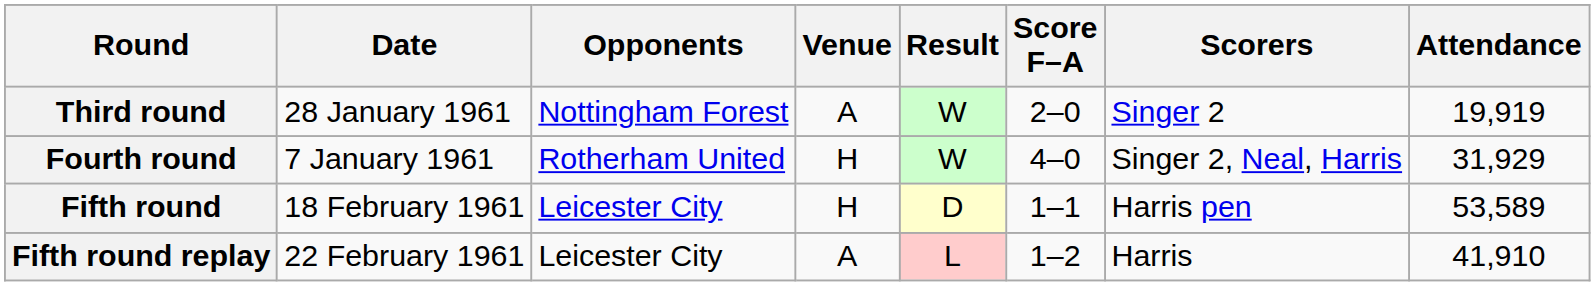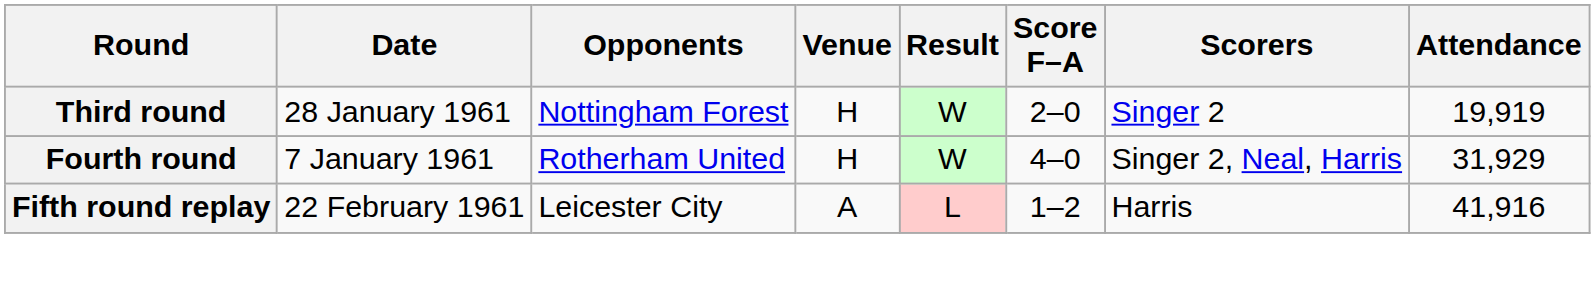(847, 111) A -> (847, 111) H
- row: (141, 207)
(1499, 255) 41,910 -> (1499, 207) 41,916
